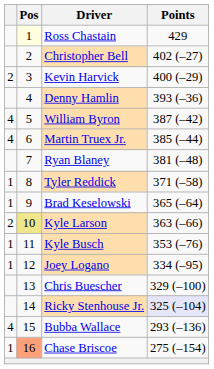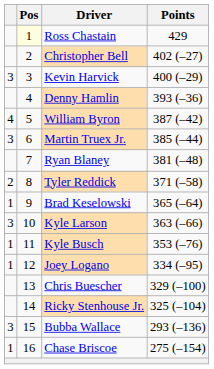(10, 77) 2 -> (10, 77) 3
(10, 139) 4 -> (10, 139) 3
(10, 181) 1 -> (10, 181) 2
(10, 223) 2 -> (10, 223) 3
(29, 223) khaki background -> (29, 223) no background
(178, 306) lavender background -> (178, 306) no background
(10, 327) 4 -> (10, 327) 3
(29, 347) lightsalmon background -> (29, 347) no background
